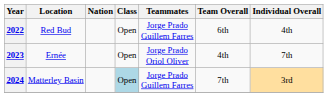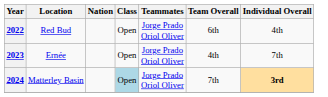(167, 30) Jorge Prado Guillem Farres -> (162, 30) Jorge Prado Oriol Oliver
(167, 79) Jorge Prado Guillem Farres -> (162, 79) Jorge Prado Oriol Oliver
(287, 79) normal -> (277, 79) bold
